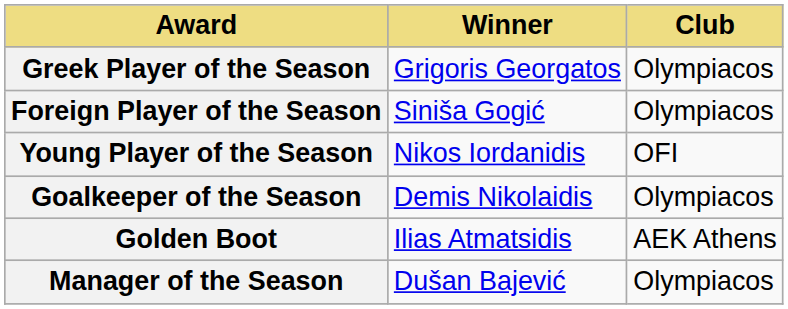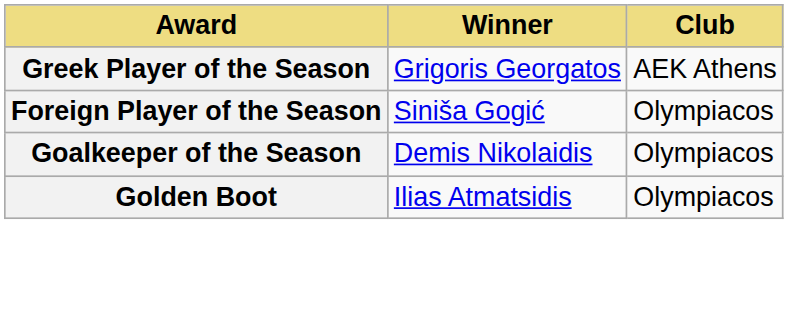(704, 68) Olympiacos -> (705, 68) AEK Athens
- row: (196, 153)
(705, 238) AEK Athens -> (704, 196) Olympiacos
- row: (196, 281)
